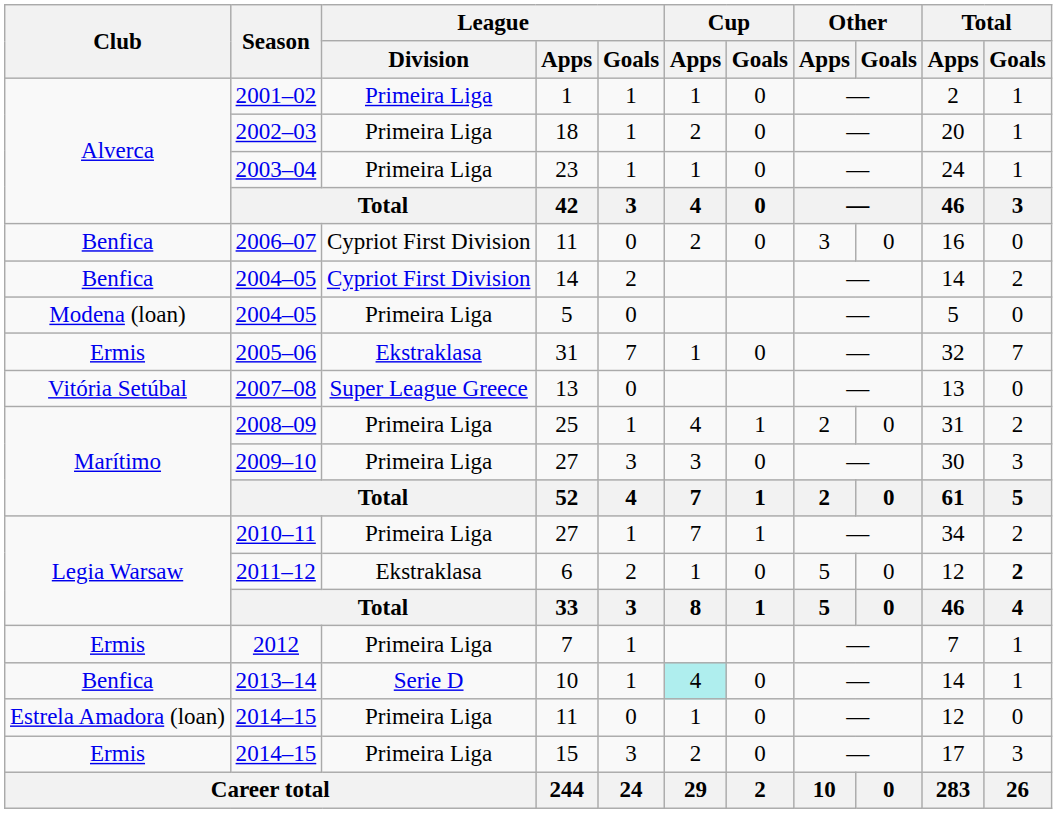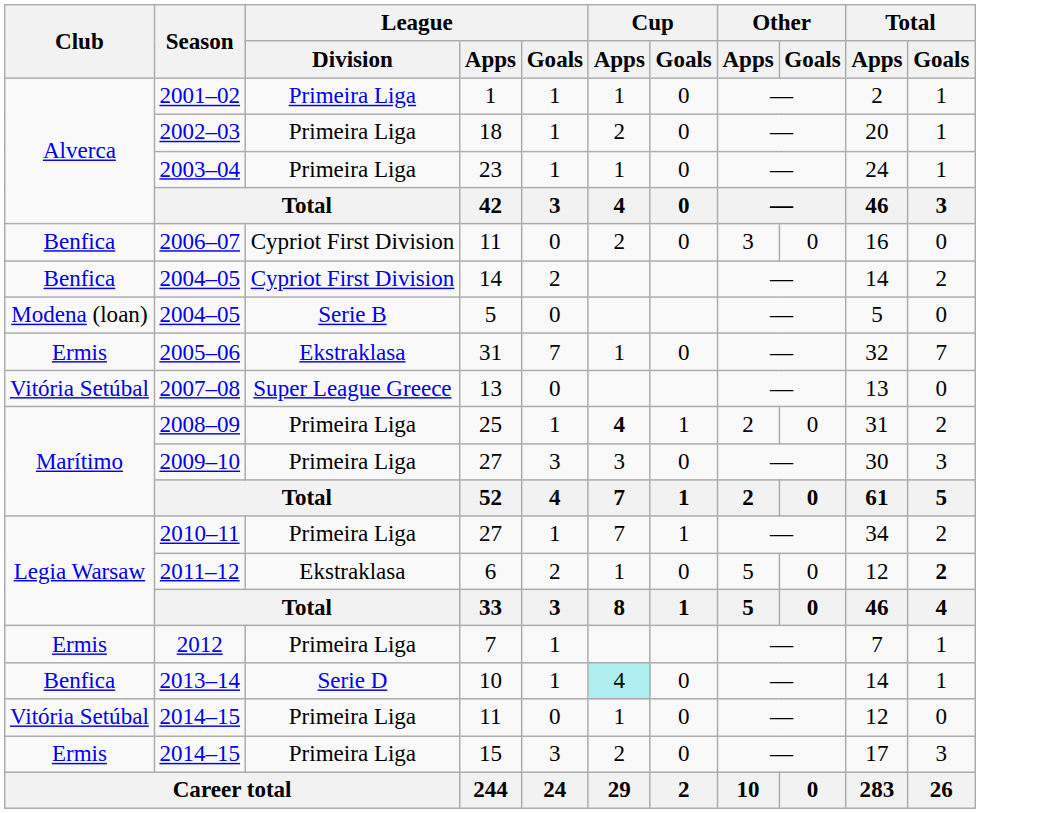(429, 315) Primeira Liga -> (352, 315) Serie B
(695, 424) normal -> (619, 424) bold
(118, 717) Estrela Amadora (loan) -> (79, 717) Vitória Setúbal
